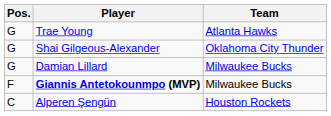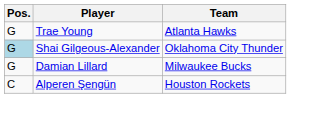(11, 48) no background -> (11, 48) lightblue background
- row: (118, 84)
